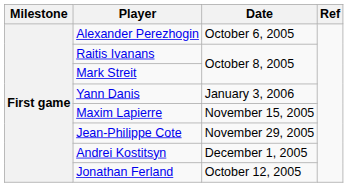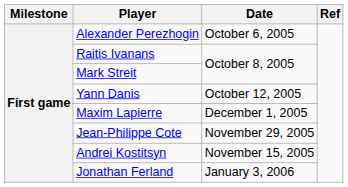(249, 93) January 3, 2006 -> (253, 93) October 12, 2005
(259, 113) November 15, 2005 -> (256, 113) December 1, 2005
(256, 152) December 1, 2005 -> (259, 152) November 15, 2005
(253, 172) October 12, 2005 -> (249, 172) January 3, 2006
